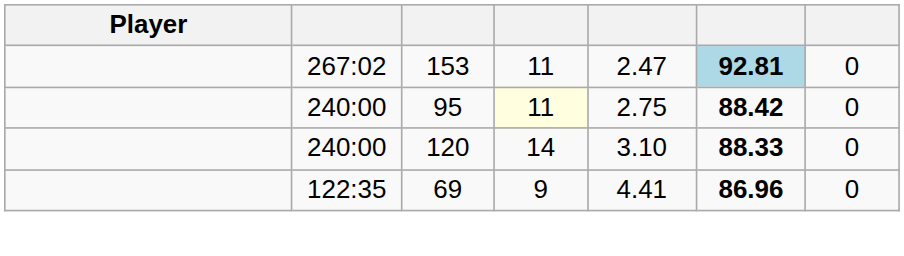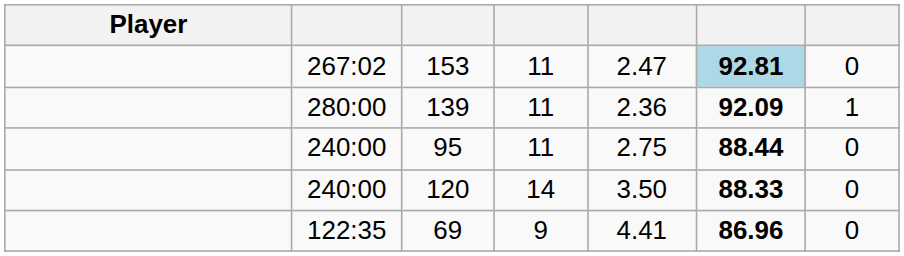+ row: (448, 107)
(541, 107) lightyellow background -> (541, 148) no background
(751, 107) 88.42 -> (751, 148) 88.44
(642, 148) 3.10 -> (642, 189) 3.50
